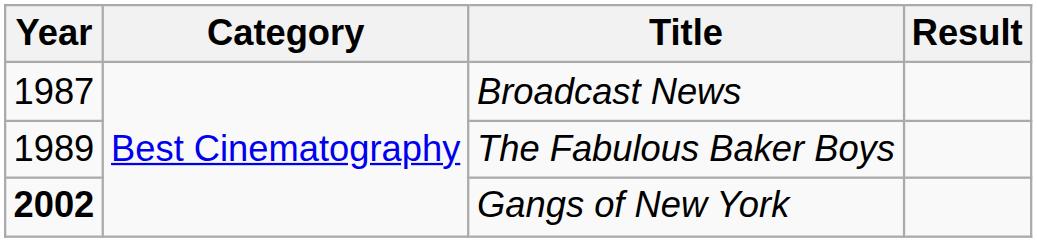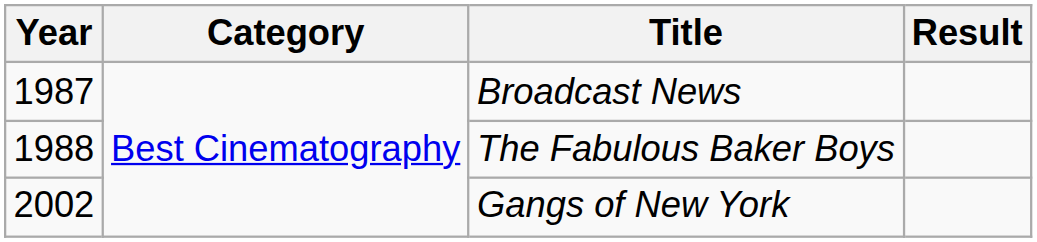(54, 148) 1989 -> (54, 148) 1988
(54, 206) bold -> (54, 206) normal
